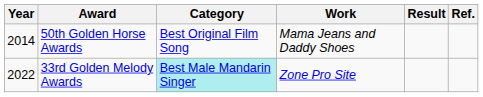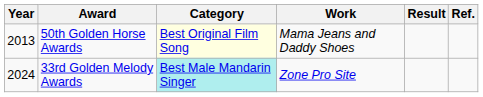(21, 41) 2014 -> (21, 41) 2013
(209, 41) no background -> (209, 41) lightyellow background
(21, 75) 2022 -> (21, 75) 2024
